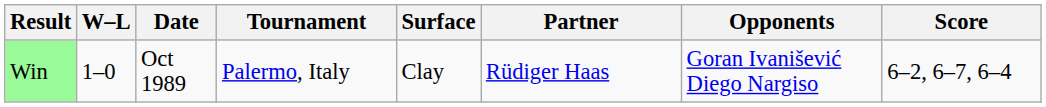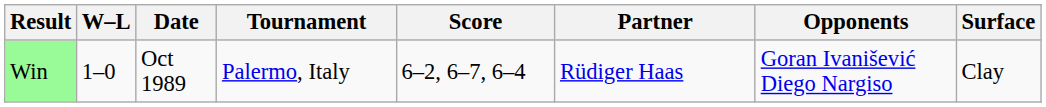columns swapped: (438, 22) <-> (961, 22)
